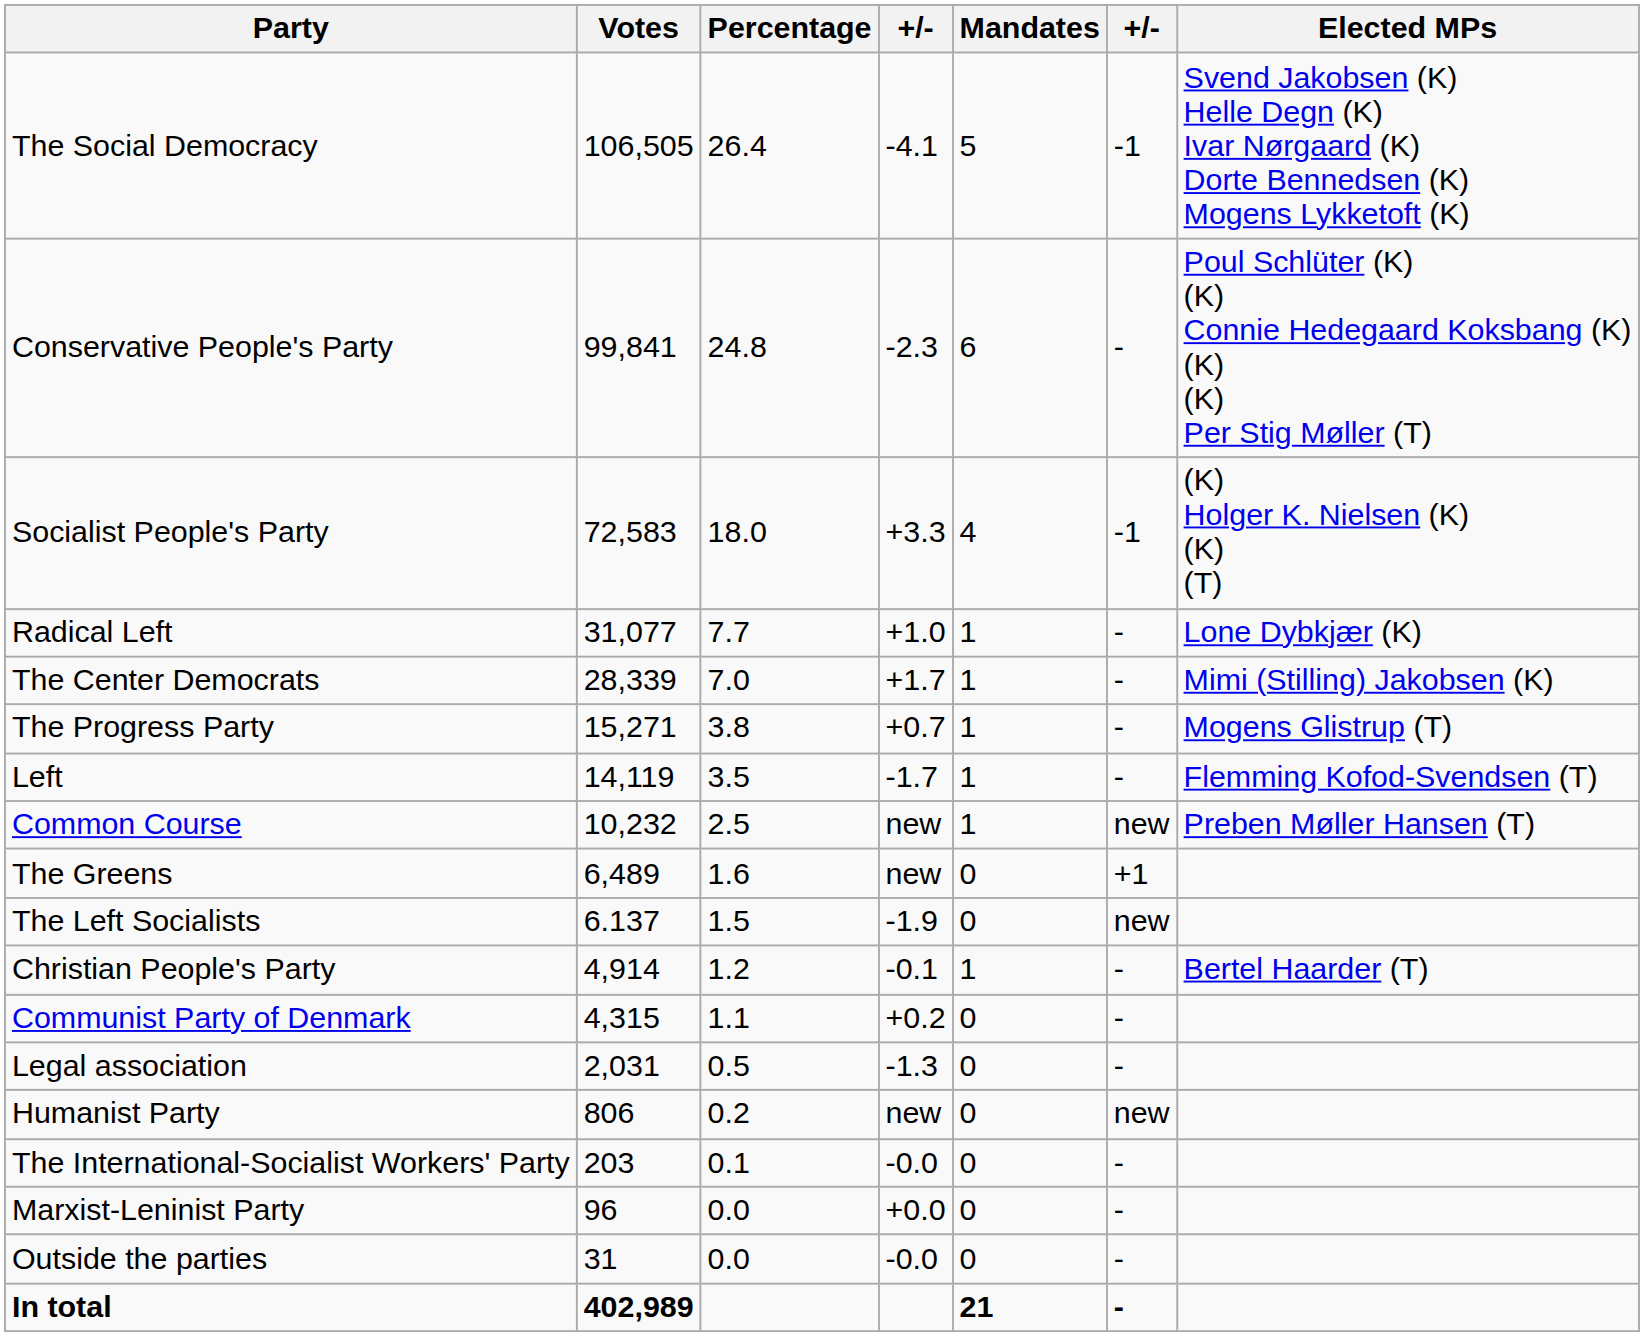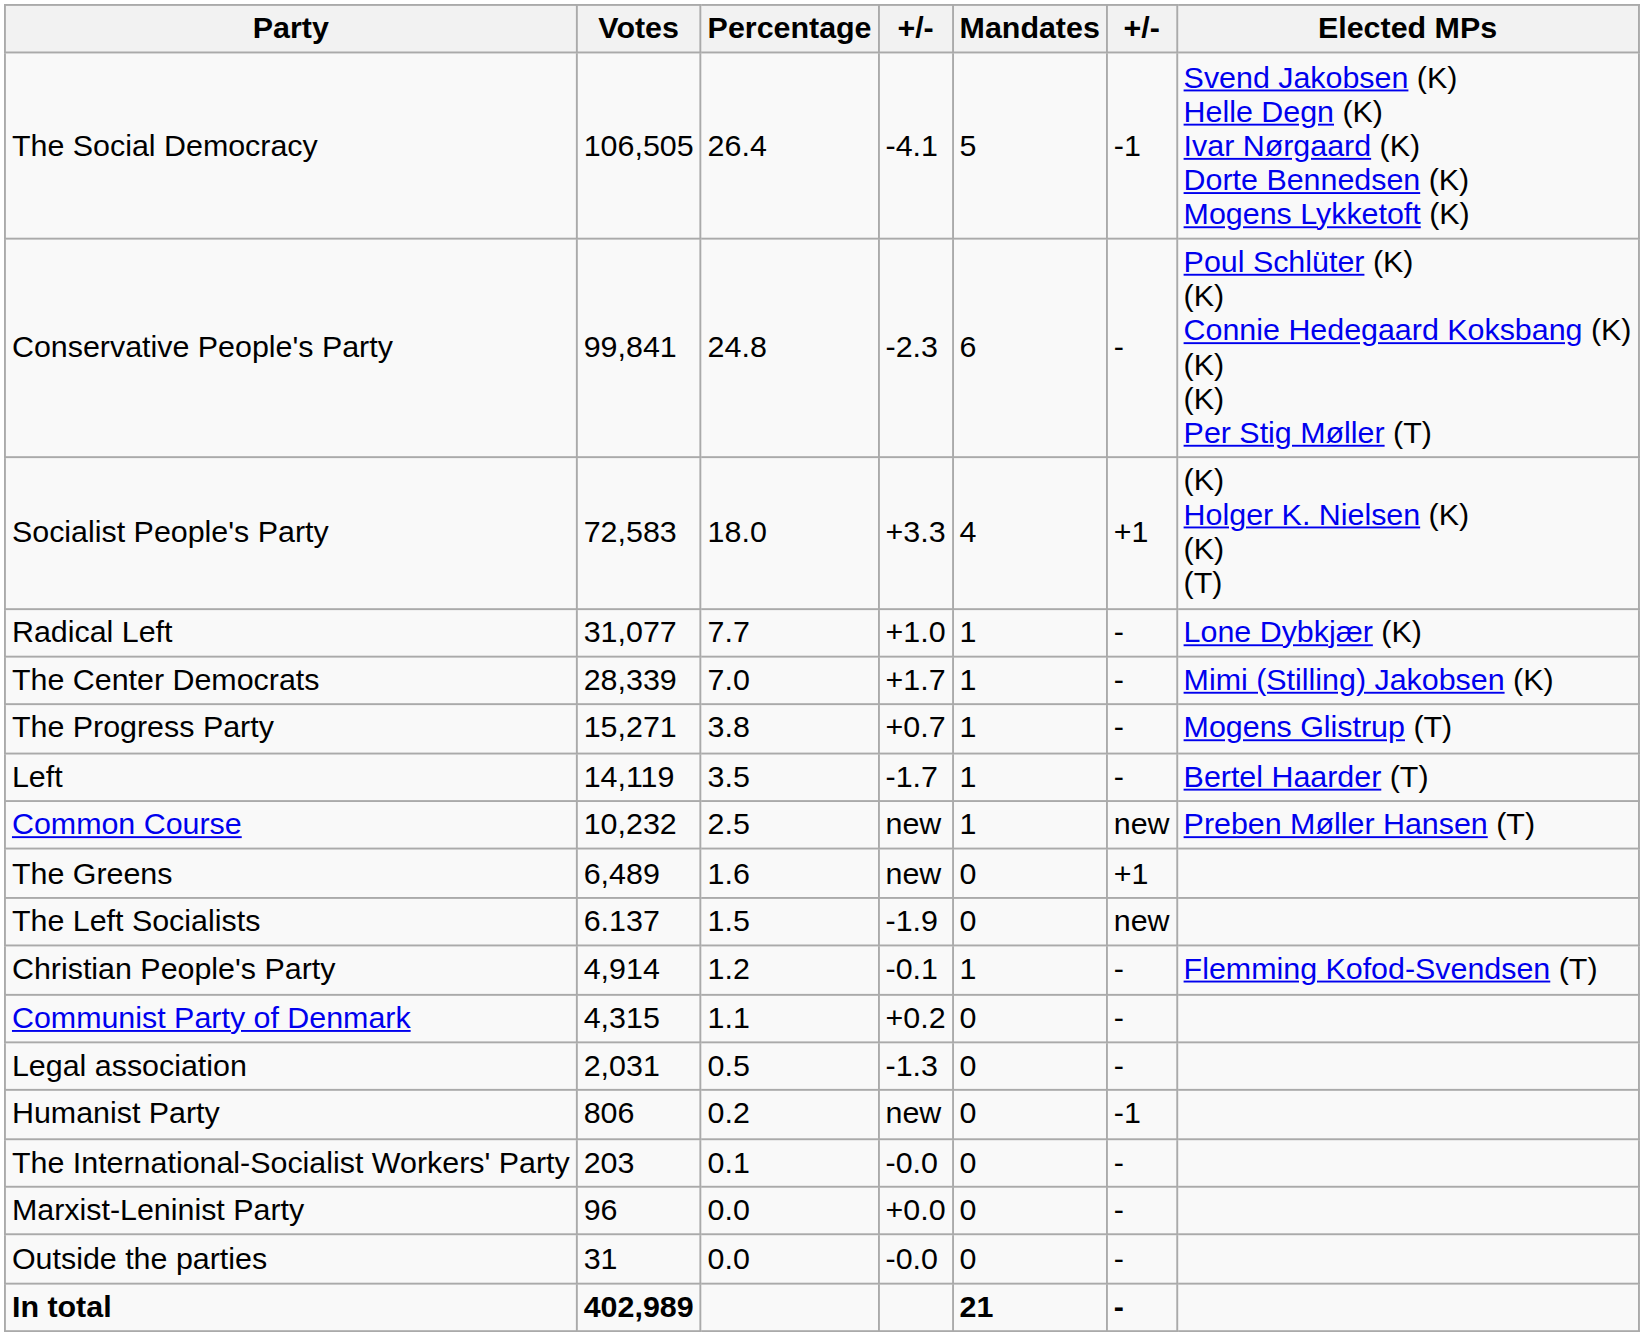(1127, 532) -1 -> (1131, 532) +1
(1391, 776) Flemming Kofod-Svendsen (T) -> (1306, 776) Bertel Haarder (T)
(1306, 969) Bertel Haarder (T) -> (1391, 969) Flemming Kofod-Svendsen (T)
(1142, 1113) new -> (1127, 1113) -1
